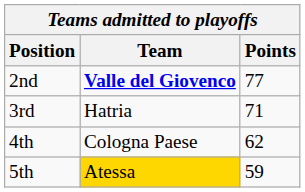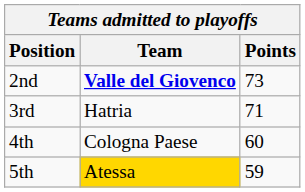(254, 80) 77 -> (254, 80) 73
(254, 141) 62 -> (254, 141) 60
